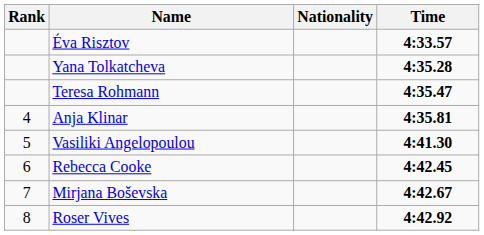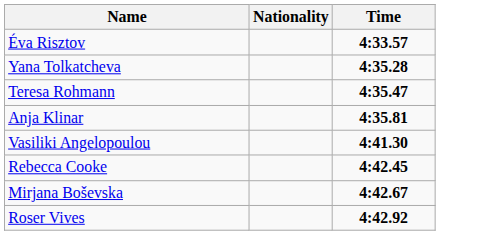- column: (27, 17)
